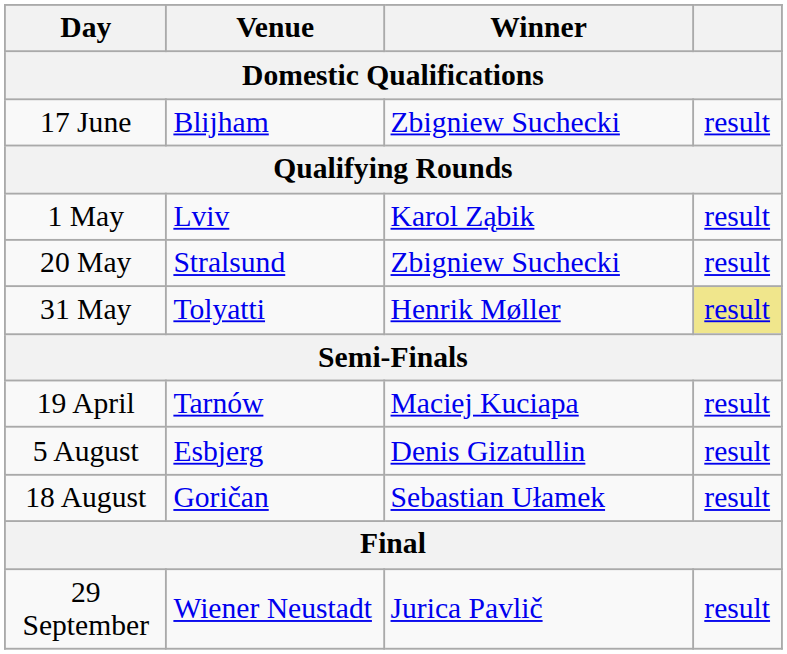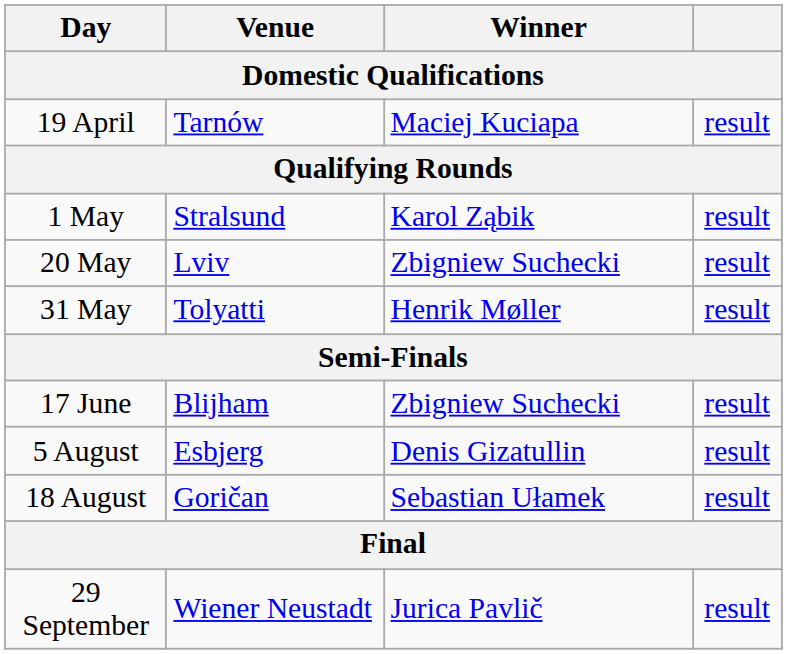rows swapped: (86, 403) <-> (86, 121)
(201, 215) Lviv -> (229, 215) Stralsund
(229, 262) Stralsund -> (201, 262) Lviv
(737, 309) khaki background -> (737, 309) no background
